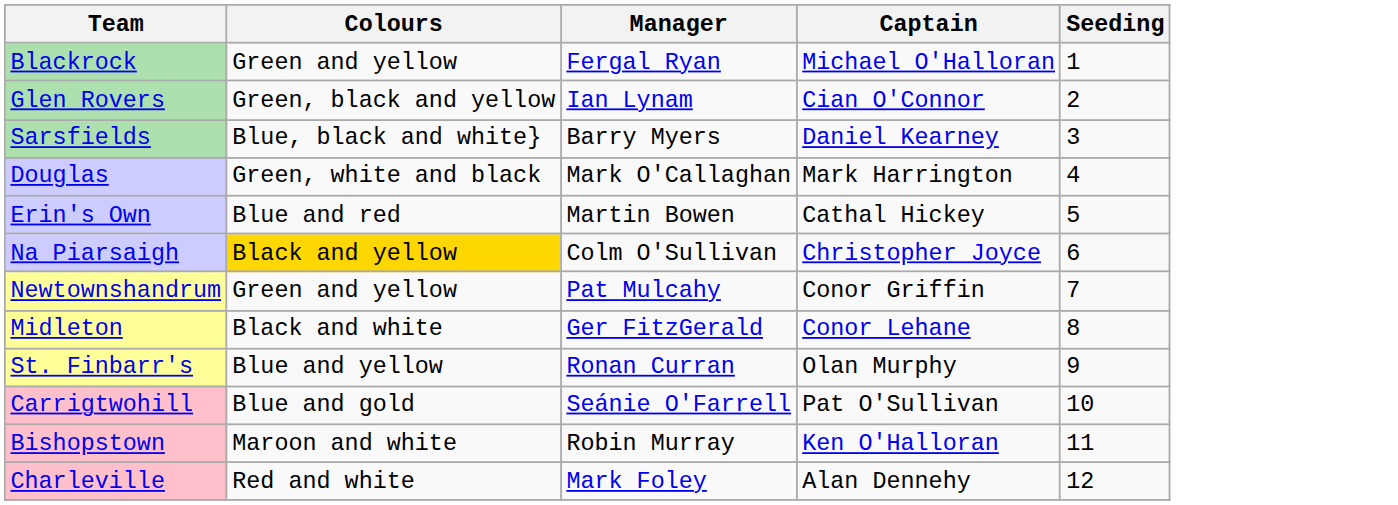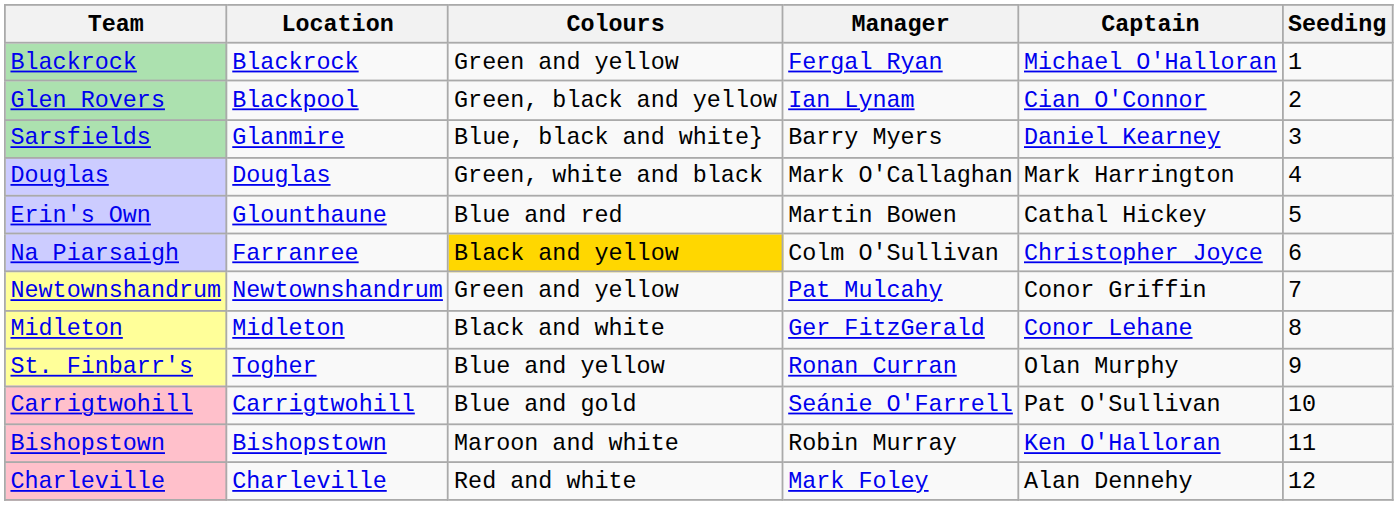+ column: (338, 24)
